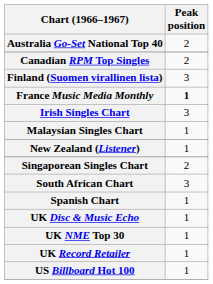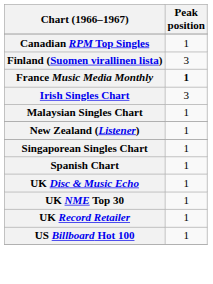- row: (85, 43)
(187, 60) 2 -> (186, 43) 1
(187, 165) 2 -> (186, 148) 1
- row: (85, 183)
